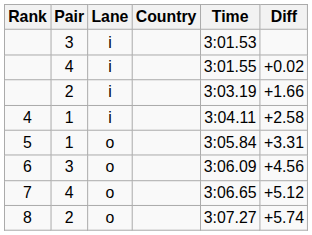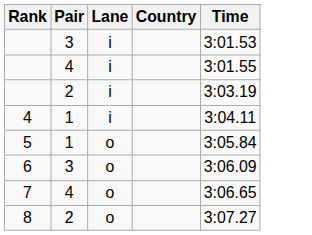- column: (284, 17)
